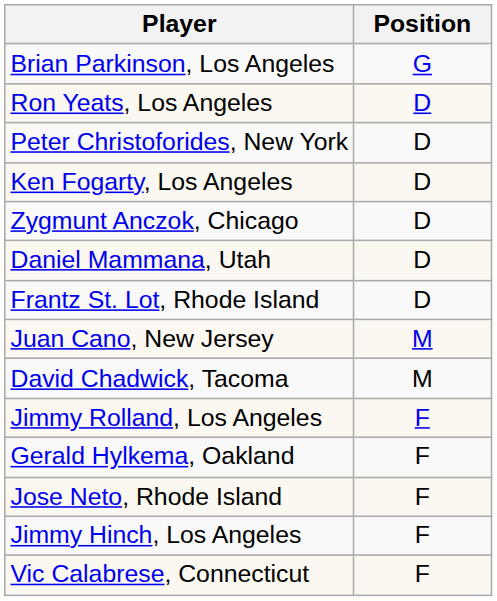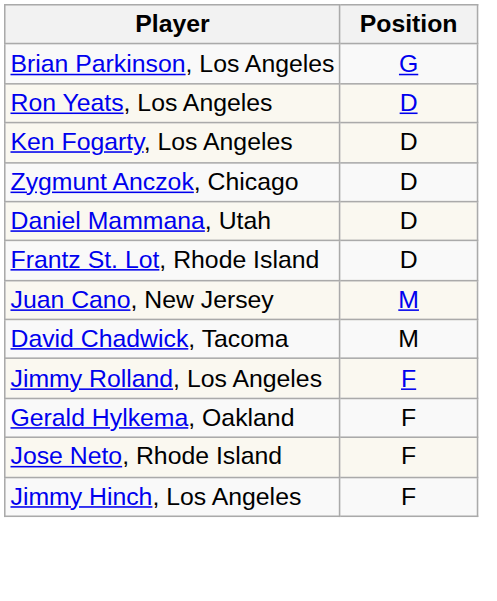- row: (179, 142)
- row: (160, 574)
